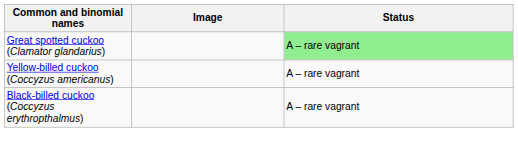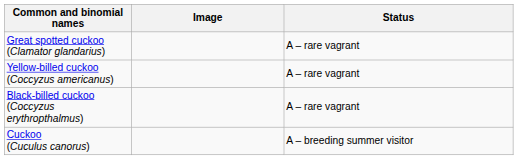(323, 46) lightgreen background -> (323, 46) no background
+ row: (48, 140)
